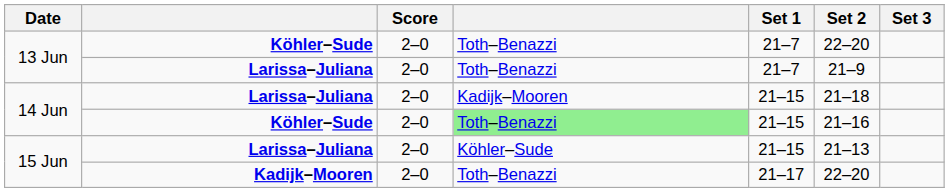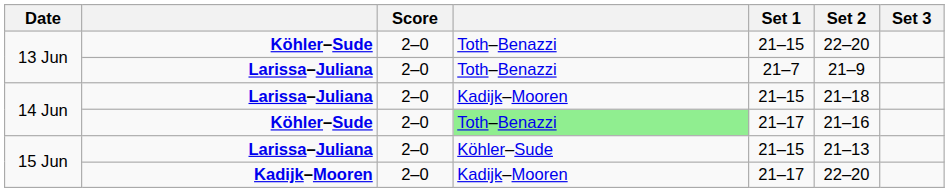(781, 44) 21–7 -> (781, 44) 21–15
(781, 123) 21–15 -> (781, 123) 21–17
(507, 175) Toth–Benazzi -> (512, 175) Kadijk–Mooren
